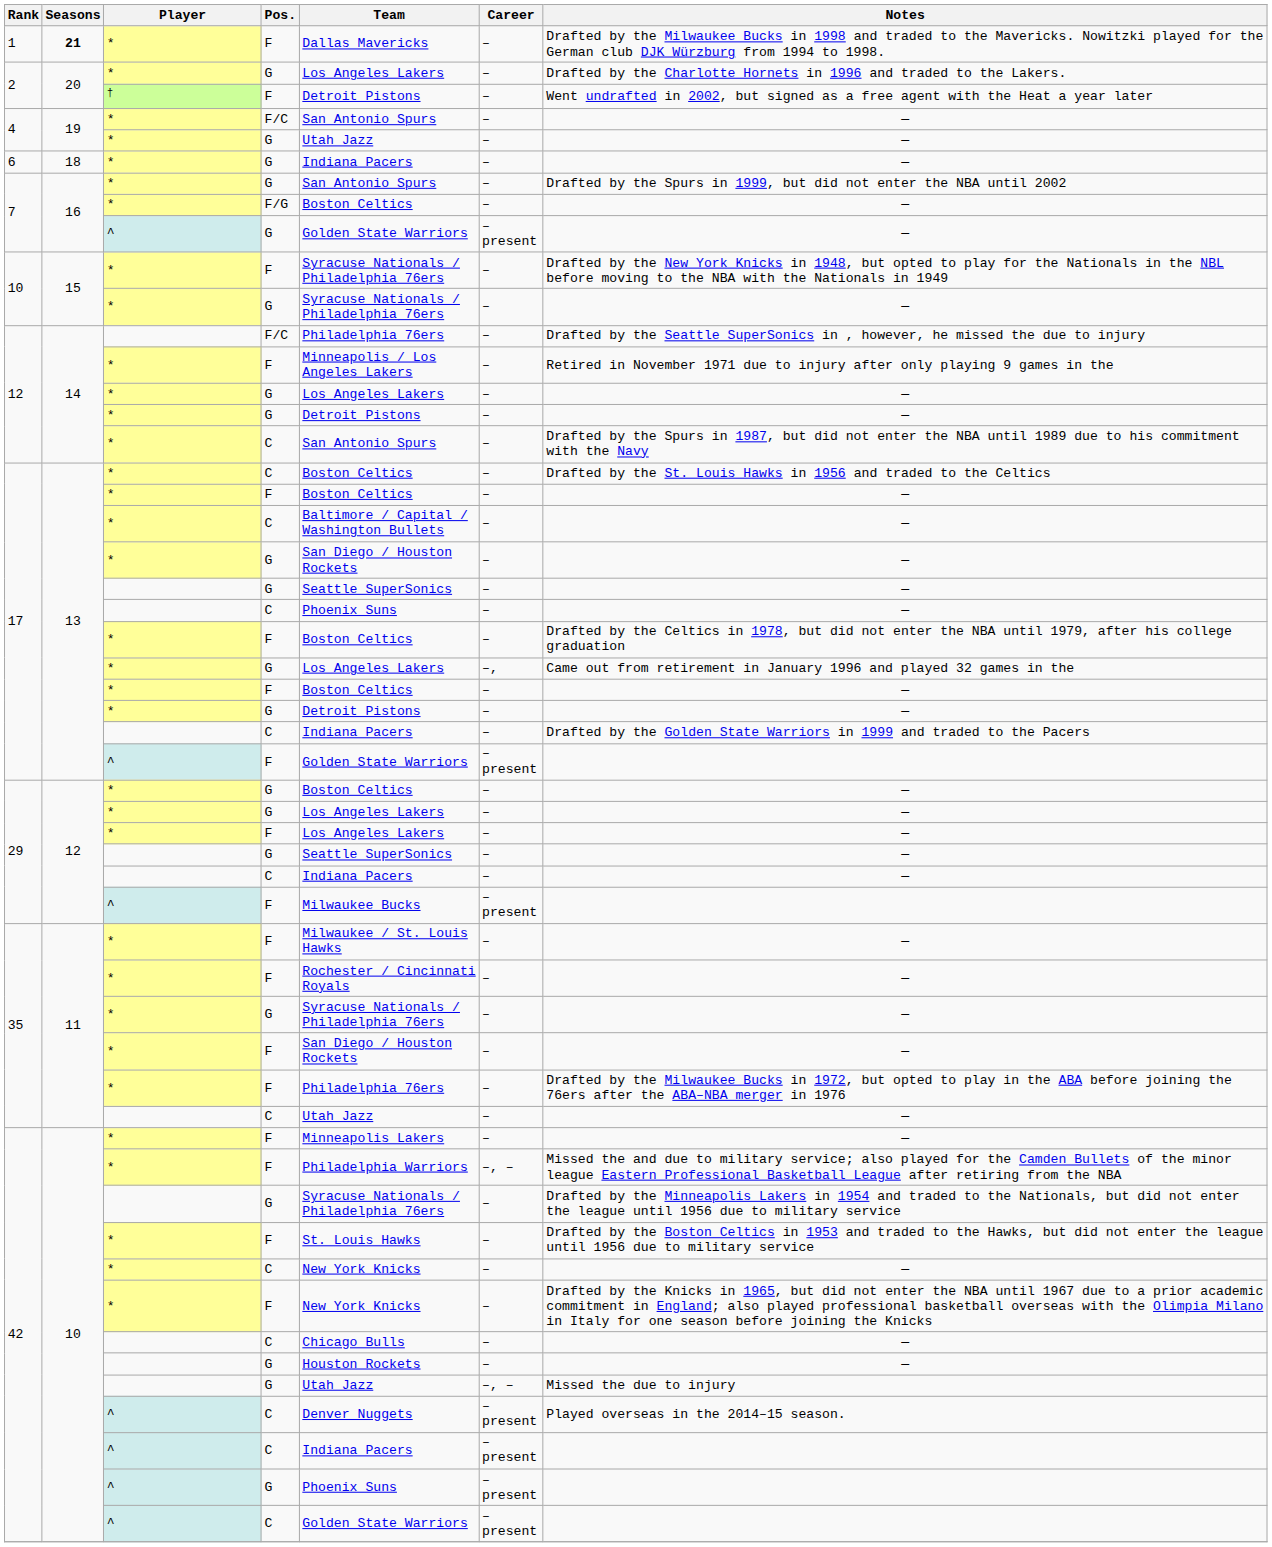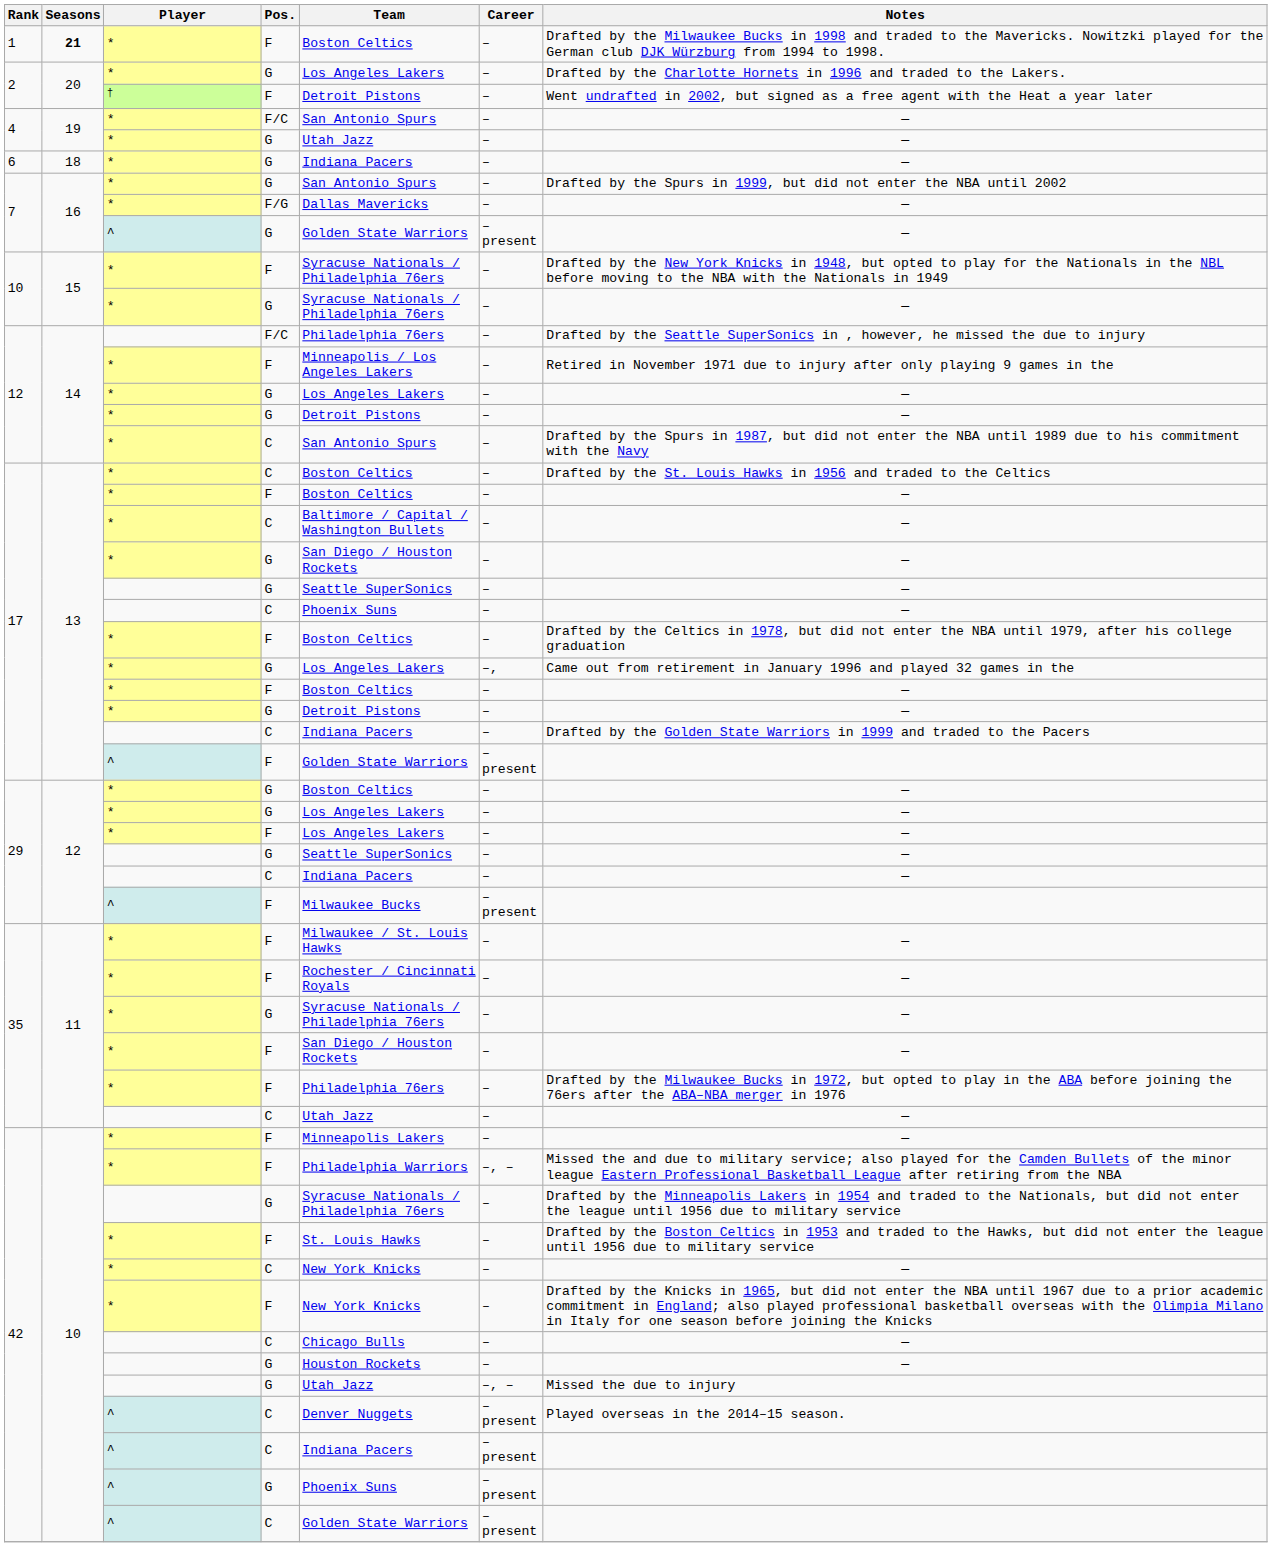(365, 44) Dallas Mavericks -> (358, 44) Boston Celtics
(358, 205) Boston Celtics -> (365, 205) Dallas Mavericks
